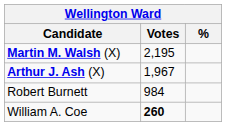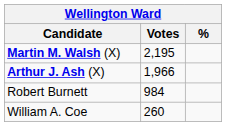(159, 72) 1,967 -> (159, 72) 1,966
(154, 111) bold -> (154, 111) normal
